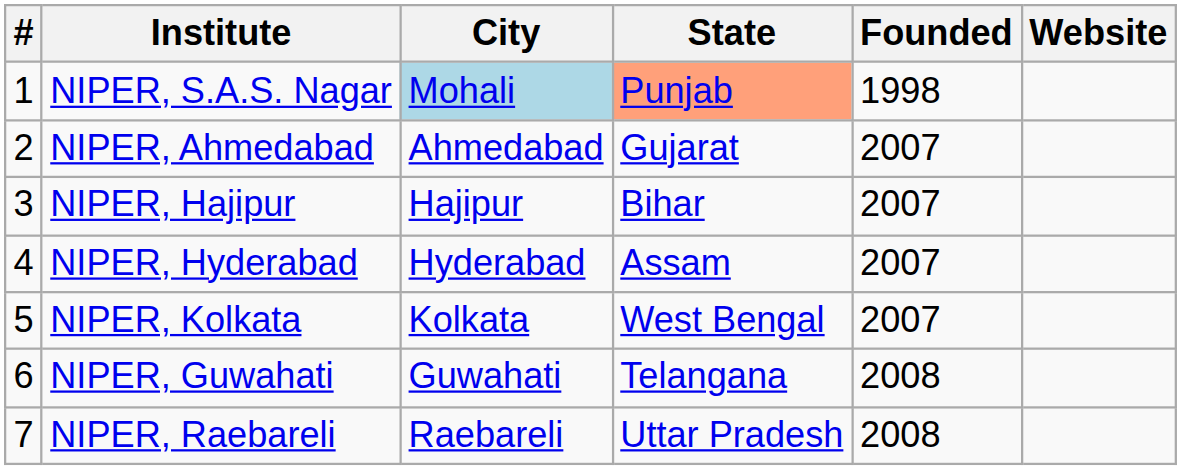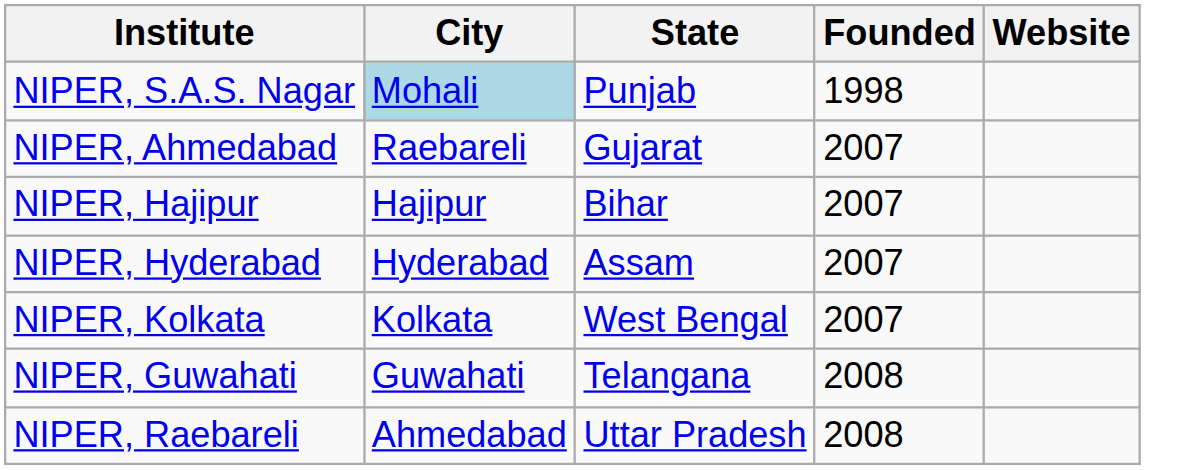- column: (24, 33)
(677, 90) lightsalmon background -> (640, 90) no background
(506, 147) Ahmedabad -> (449, 147) Raebareli
(486, 434) Raebareli -> (469, 434) Ahmedabad
